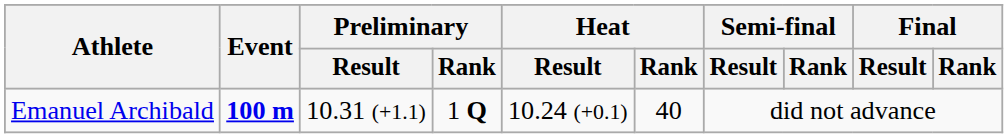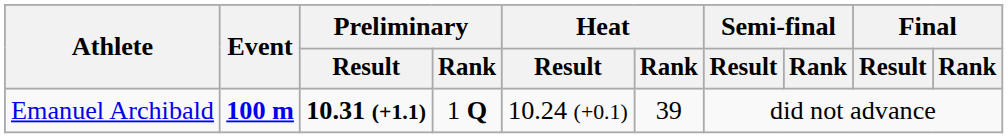(366, 110) normal -> (366, 110) bold
(669, 110) 40 -> (669, 110) 39
